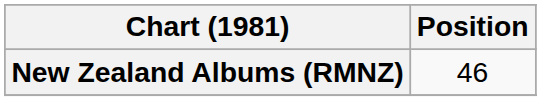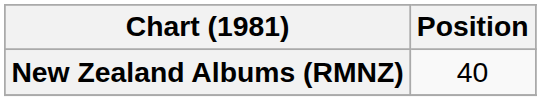(473, 71) 46 -> (473, 71) 40
